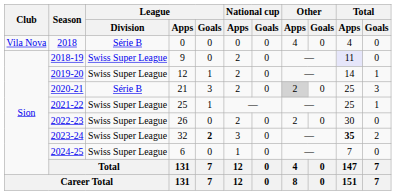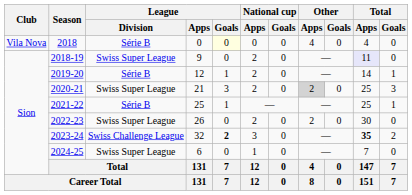(210, 43) no background -> (226, 43) lightyellow background
(127, 74) Swiss Super League -> (136, 74) Série B
(127, 89) Série B -> (136, 89) Swiss Super League
(127, 105) Swiss Super League -> (136, 105) Série B
(127, 136) Swiss Super League -> (136, 136) Swiss Challenge League
